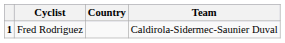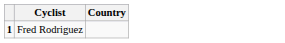- column: (204, 12)
